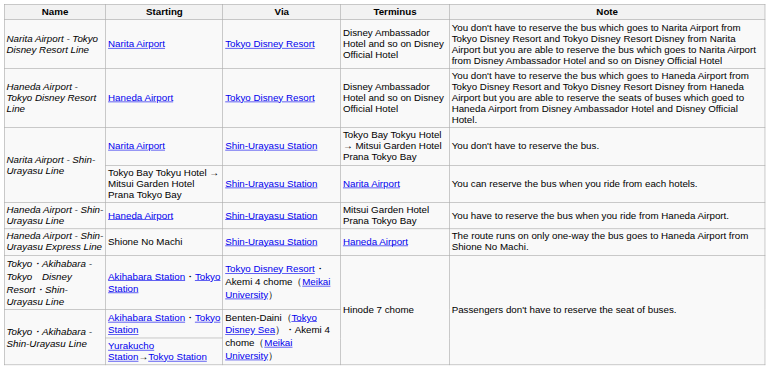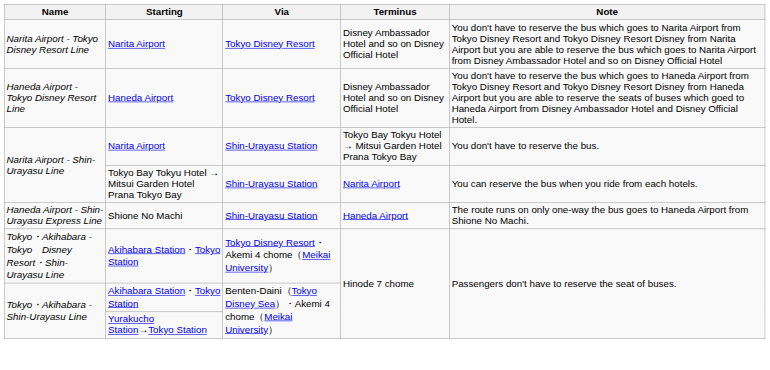- row: (55, 215)
